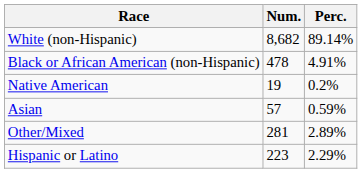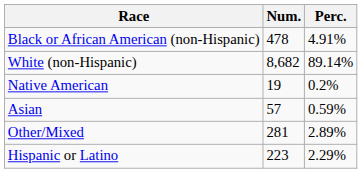rows swapped: (72, 39) <-> (134, 62)
